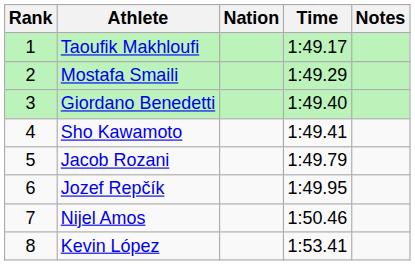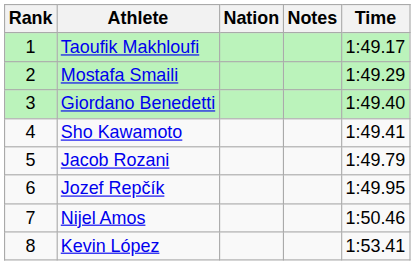columns swapped: (317, 18) <-> (380, 18)
